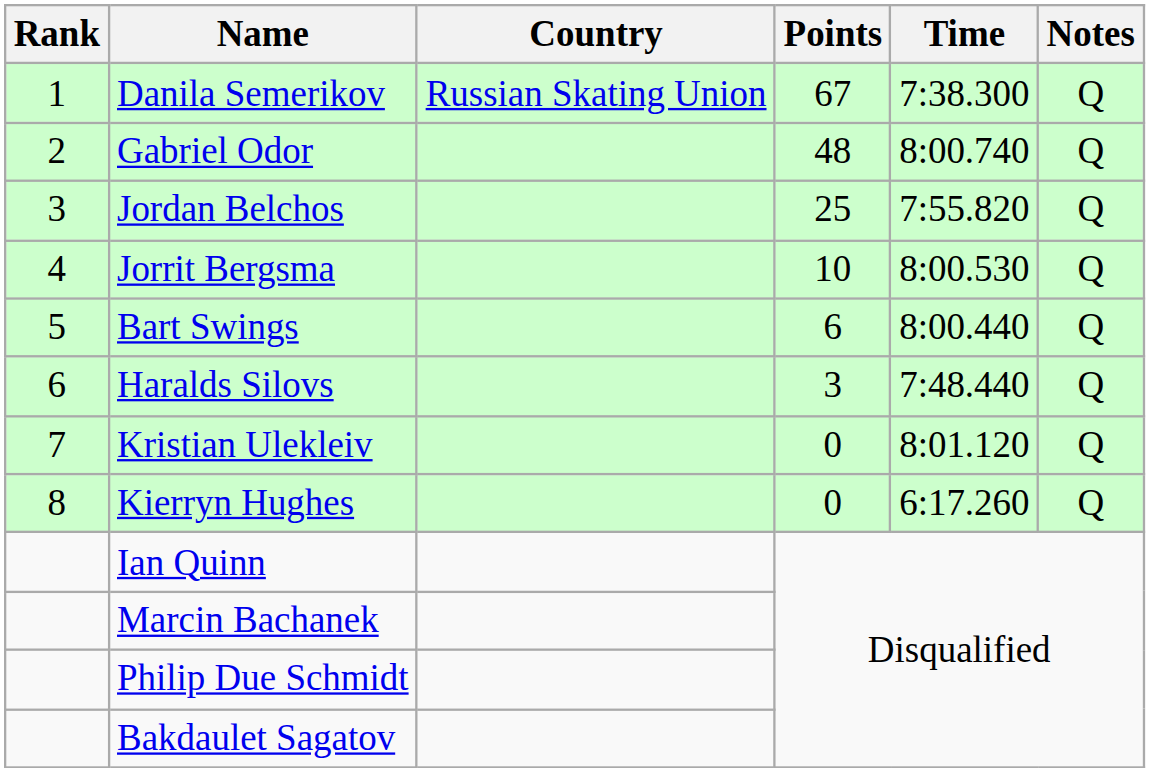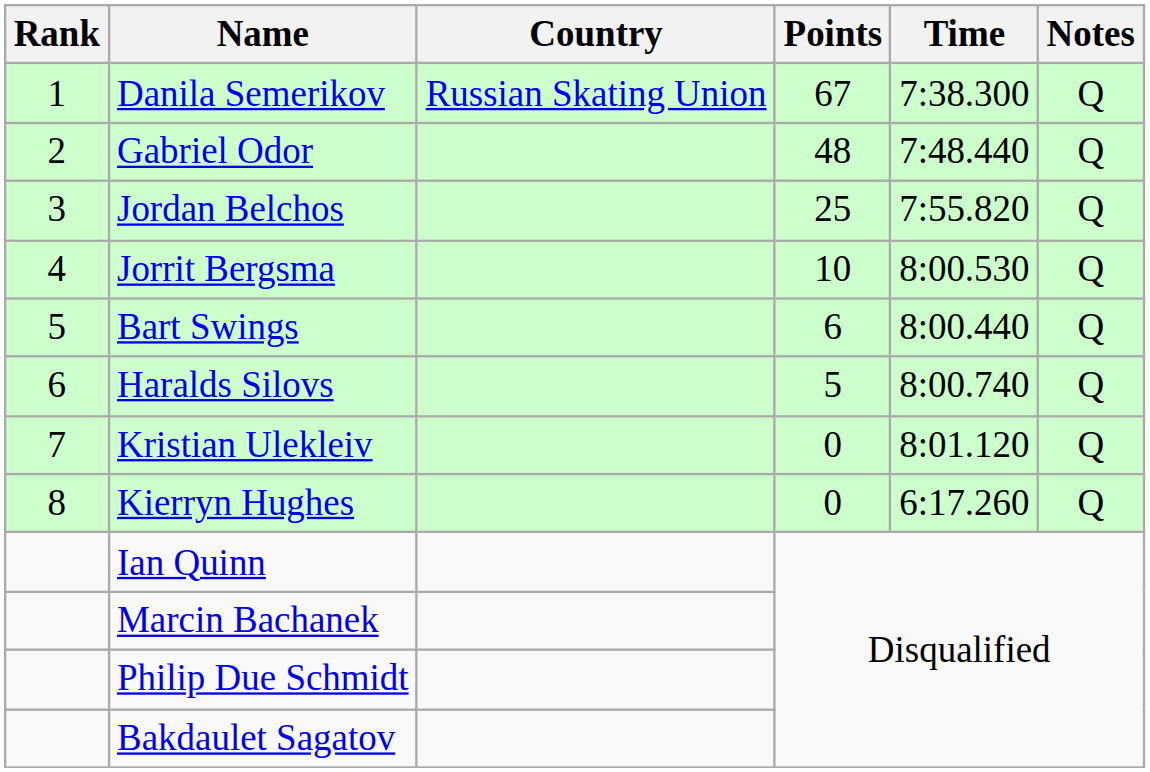(964, 151) 8:00.740 -> (964, 151) 7:48.440
(833, 385) 3 -> (833, 385) 5
(964, 385) 7:48.440 -> (964, 385) 8:00.740
